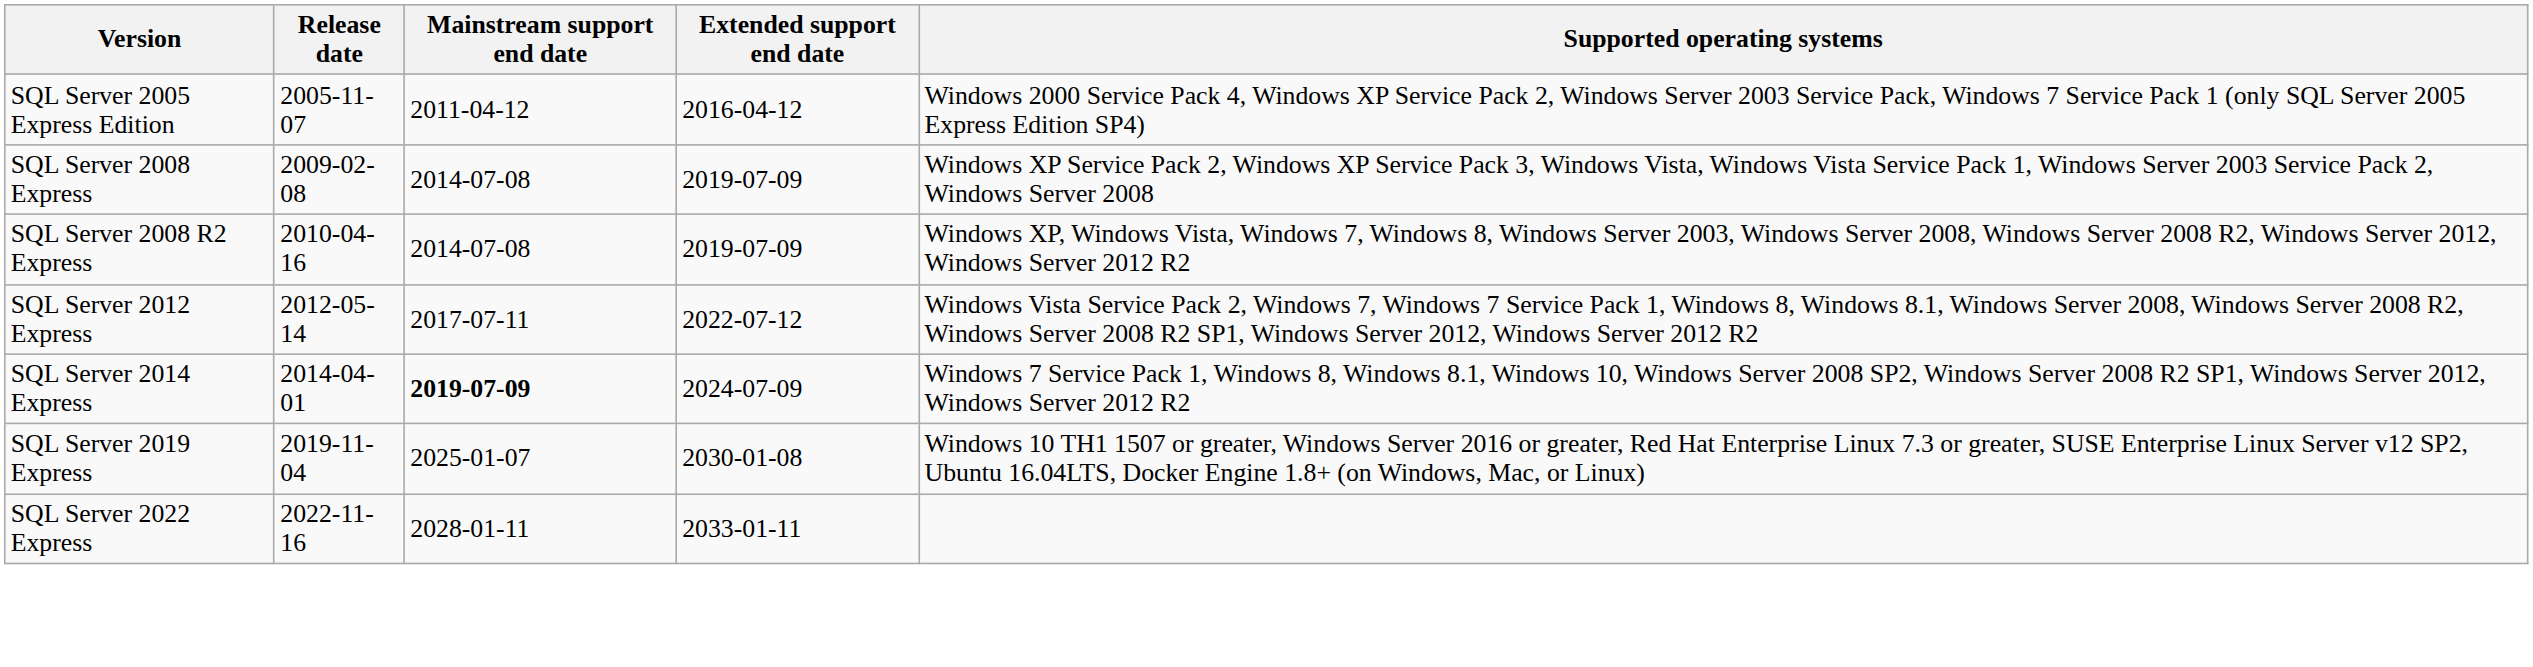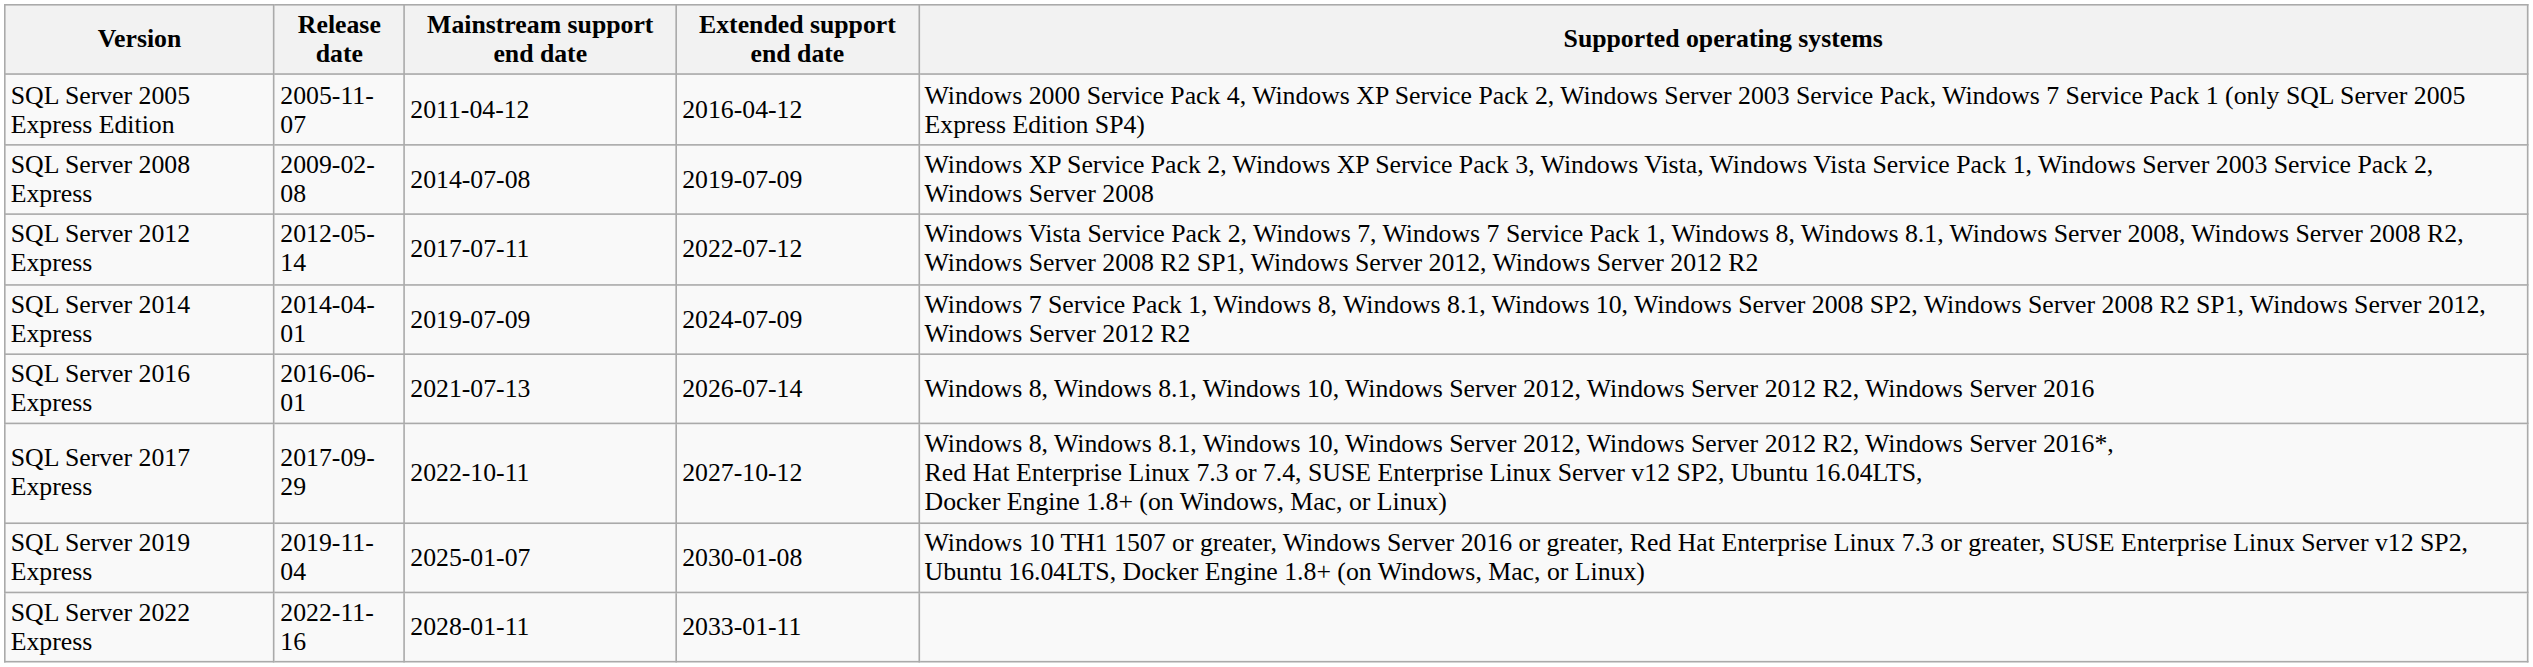- row: (119, 248)
(470, 388) bold -> (470, 318) normal
+ row: (100, 388)
+ row: (100, 472)
